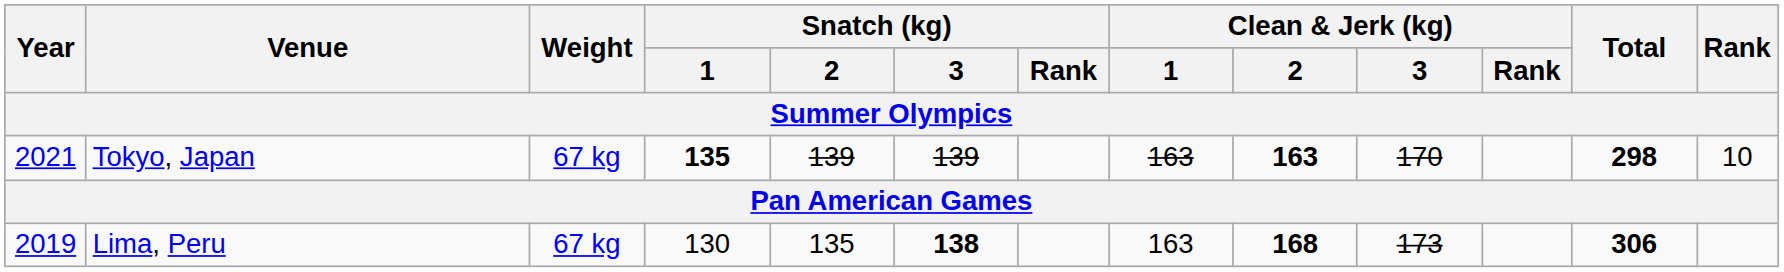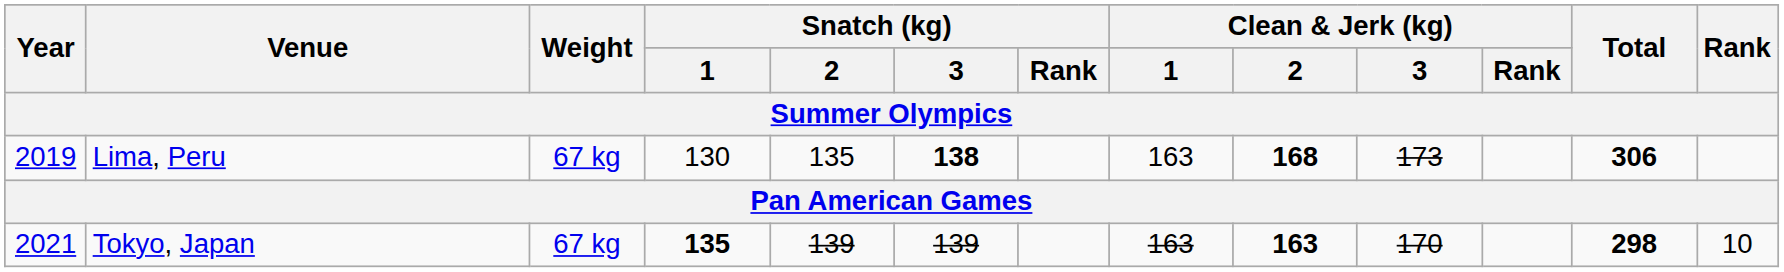rows swapped: (174, 157) <-> (159, 244)
